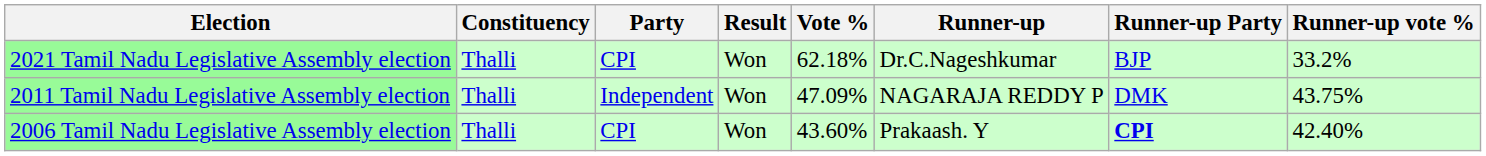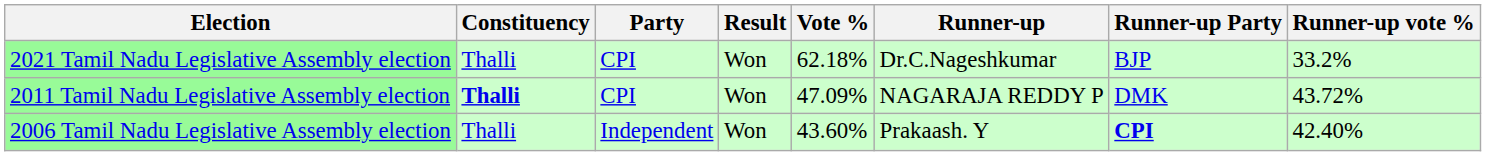(489, 95) normal -> (491, 95) bold
(657, 95) Independent -> (618, 95) CPI
(1328, 95) 43.75% -> (1328, 95) 43.72%
(618, 131) CPI -> (657, 131) Independent
